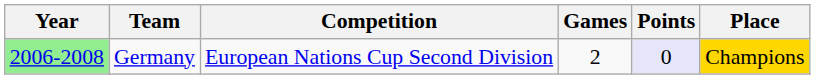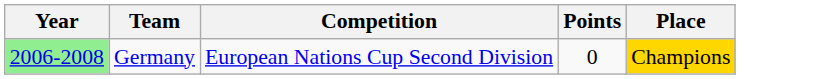- column: (595, 21)
(666, 56) lavender background -> (592, 56) no background
